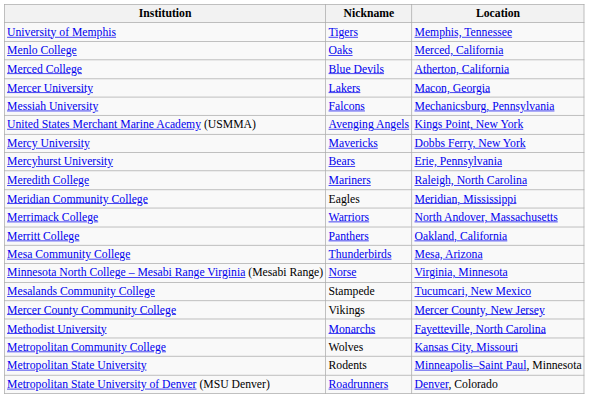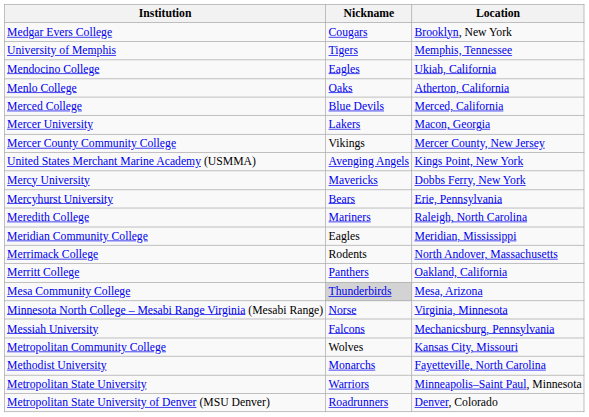+ row: (60, 32)
+ row: (53, 69)
(459, 50) Merced, California -> (462, 87) Atherton, California
(462, 69) Atherton, California -> (459, 106) Merced, California
rows swapped: (92, 310) <-> (53, 106)
(349, 217) Warriors -> (348, 254) Rodents
(360, 254) no background -> (360, 291) lightgrey background
- row: (81, 291)
rows swapped: (57, 328) <-> (87, 347)
(348, 365) Rodents -> (349, 384) Warriors
